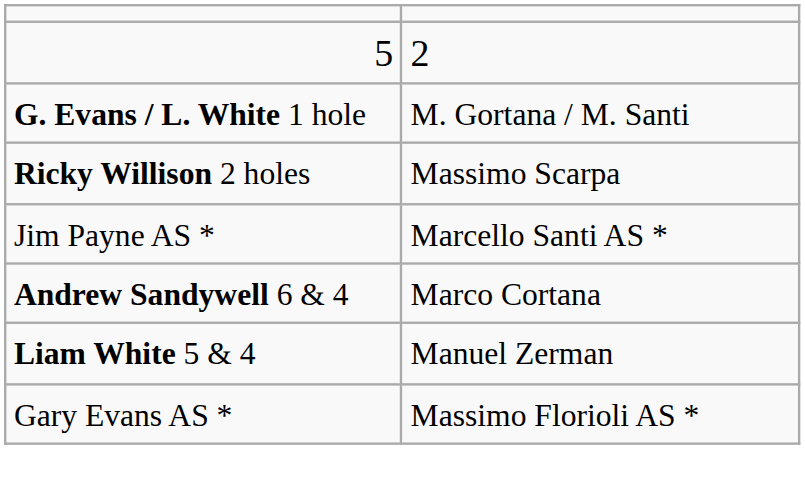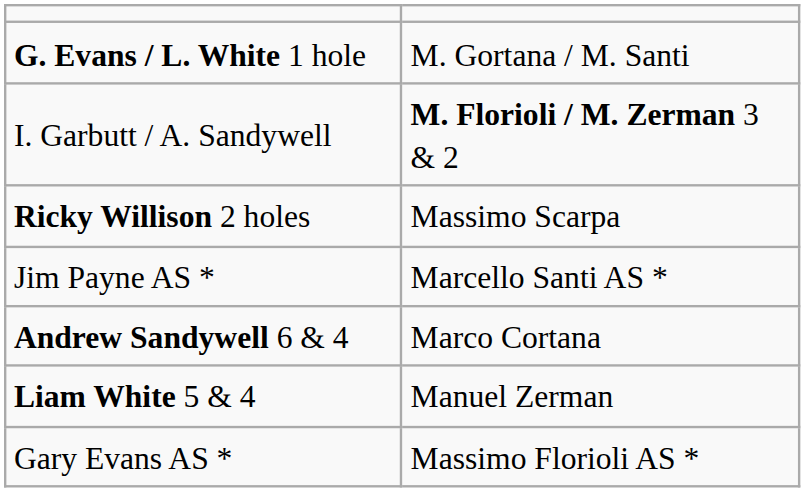- row: (384, 52)
+ row: (173, 135)
